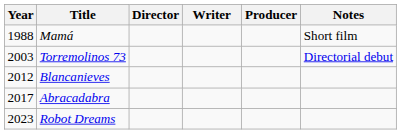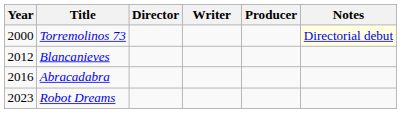- row: (56, 35)
(21, 56) 2003 -> (21, 35) 2000
(348, 56) no background -> (348, 35) lightyellow background
(21, 98) 2017 -> (21, 77) 2016
